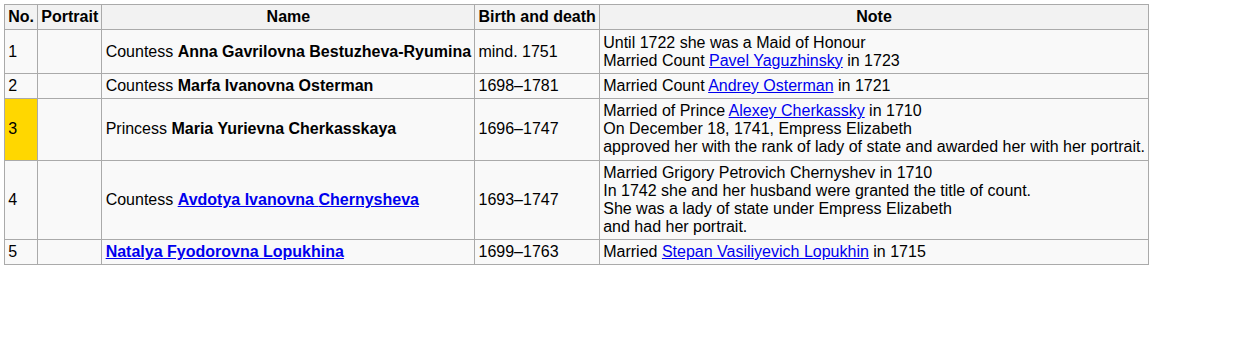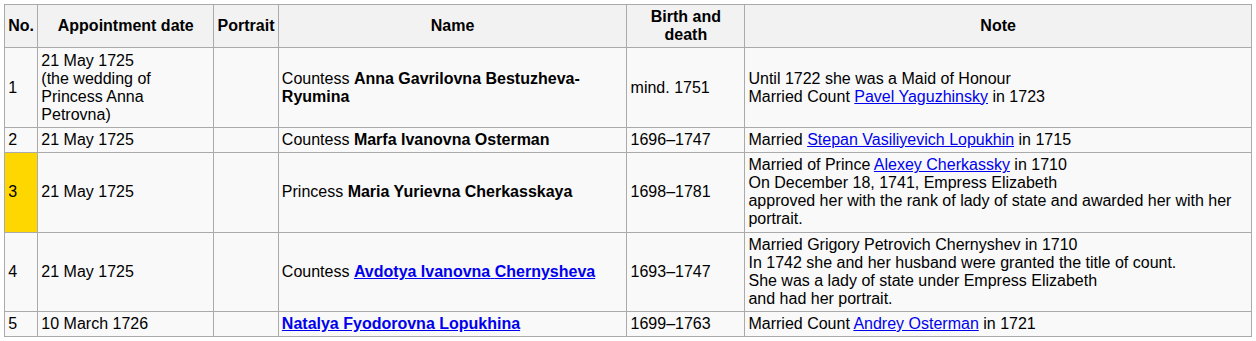+ column: (126, 26)
(519, 85) 1698–1781 -> (671, 139) 1696–1747
(747, 85) Married Count Andrey Osterman in 1721 -> (910, 139) Married Stepan Vasiliyevich Lopukhin in 1715
(519, 129) 1696–1747 -> (671, 192) 1698–1781
(764, 252) Married Stepan Vasiliyevich Lopukhin in 1715 -> (892, 324) Married Count Andrey Osterman in 1721
